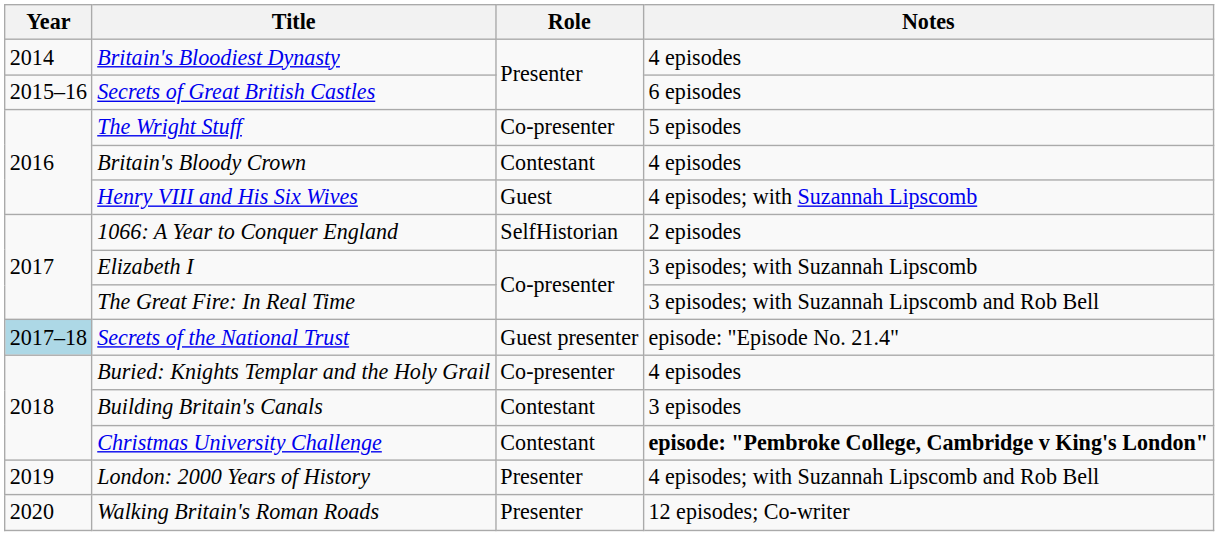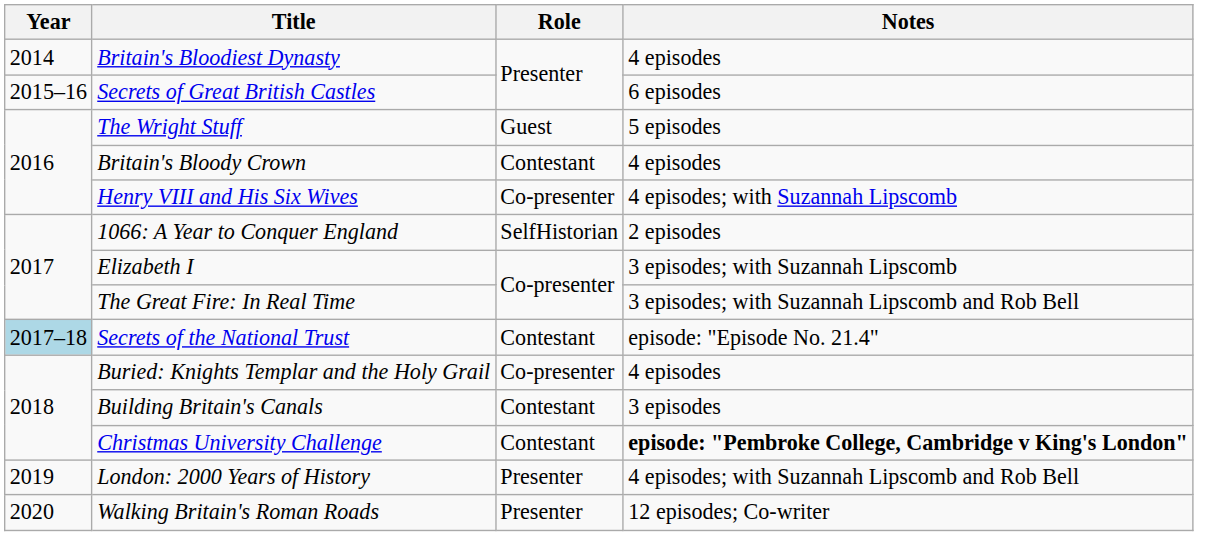(557, 127) Co-presenter -> (526, 127) Guest
(526, 197) Guest -> (557, 197) Co-presenter
(569, 337) Guest presenter -> (548, 337) Contestant
